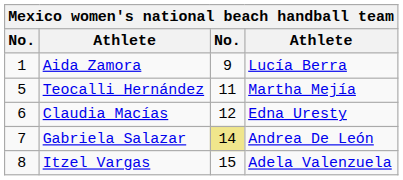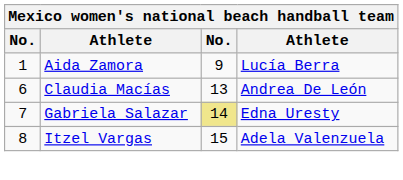- row: (123, 90)
(227, 114) 12 -> (219, 90) 13
(298, 114) Edna Uresty -> (304, 90) Andrea De León
(311, 139) Andrea De León -> (290, 114) Edna Uresty
